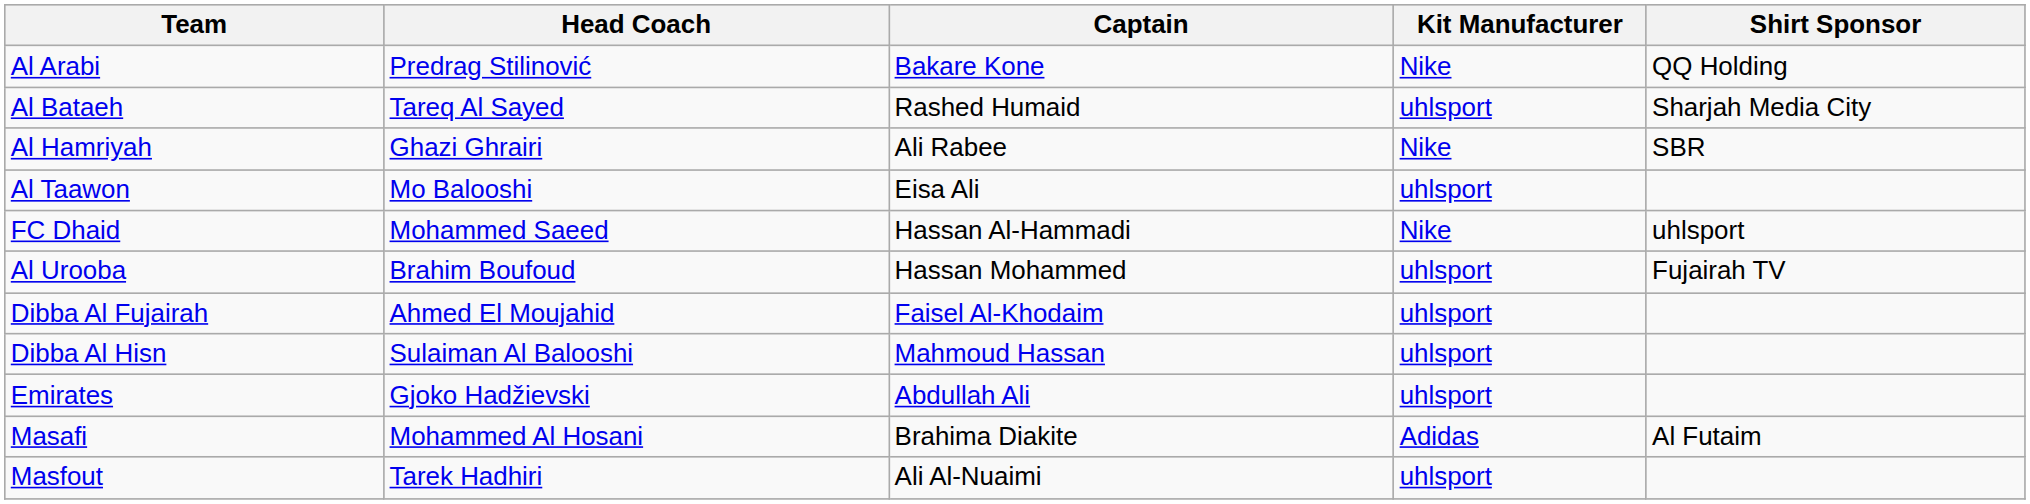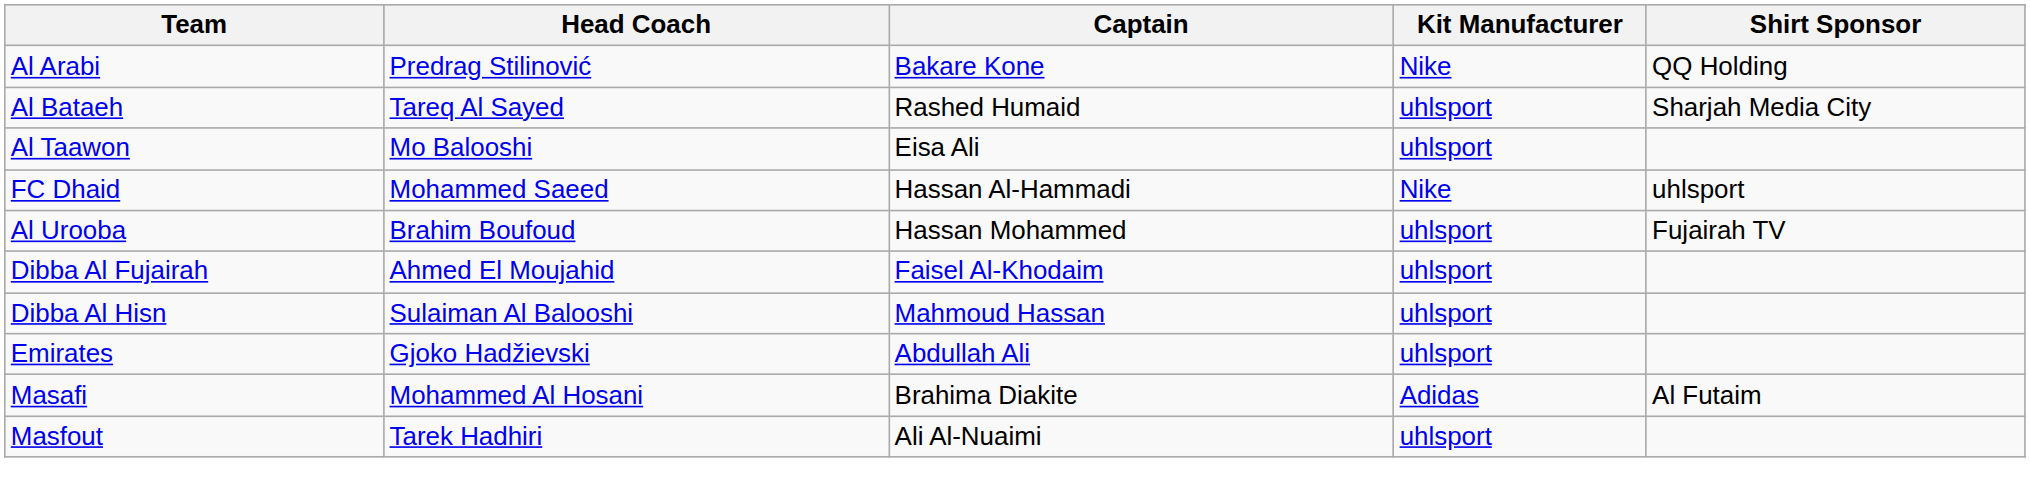- row: (81, 148)
